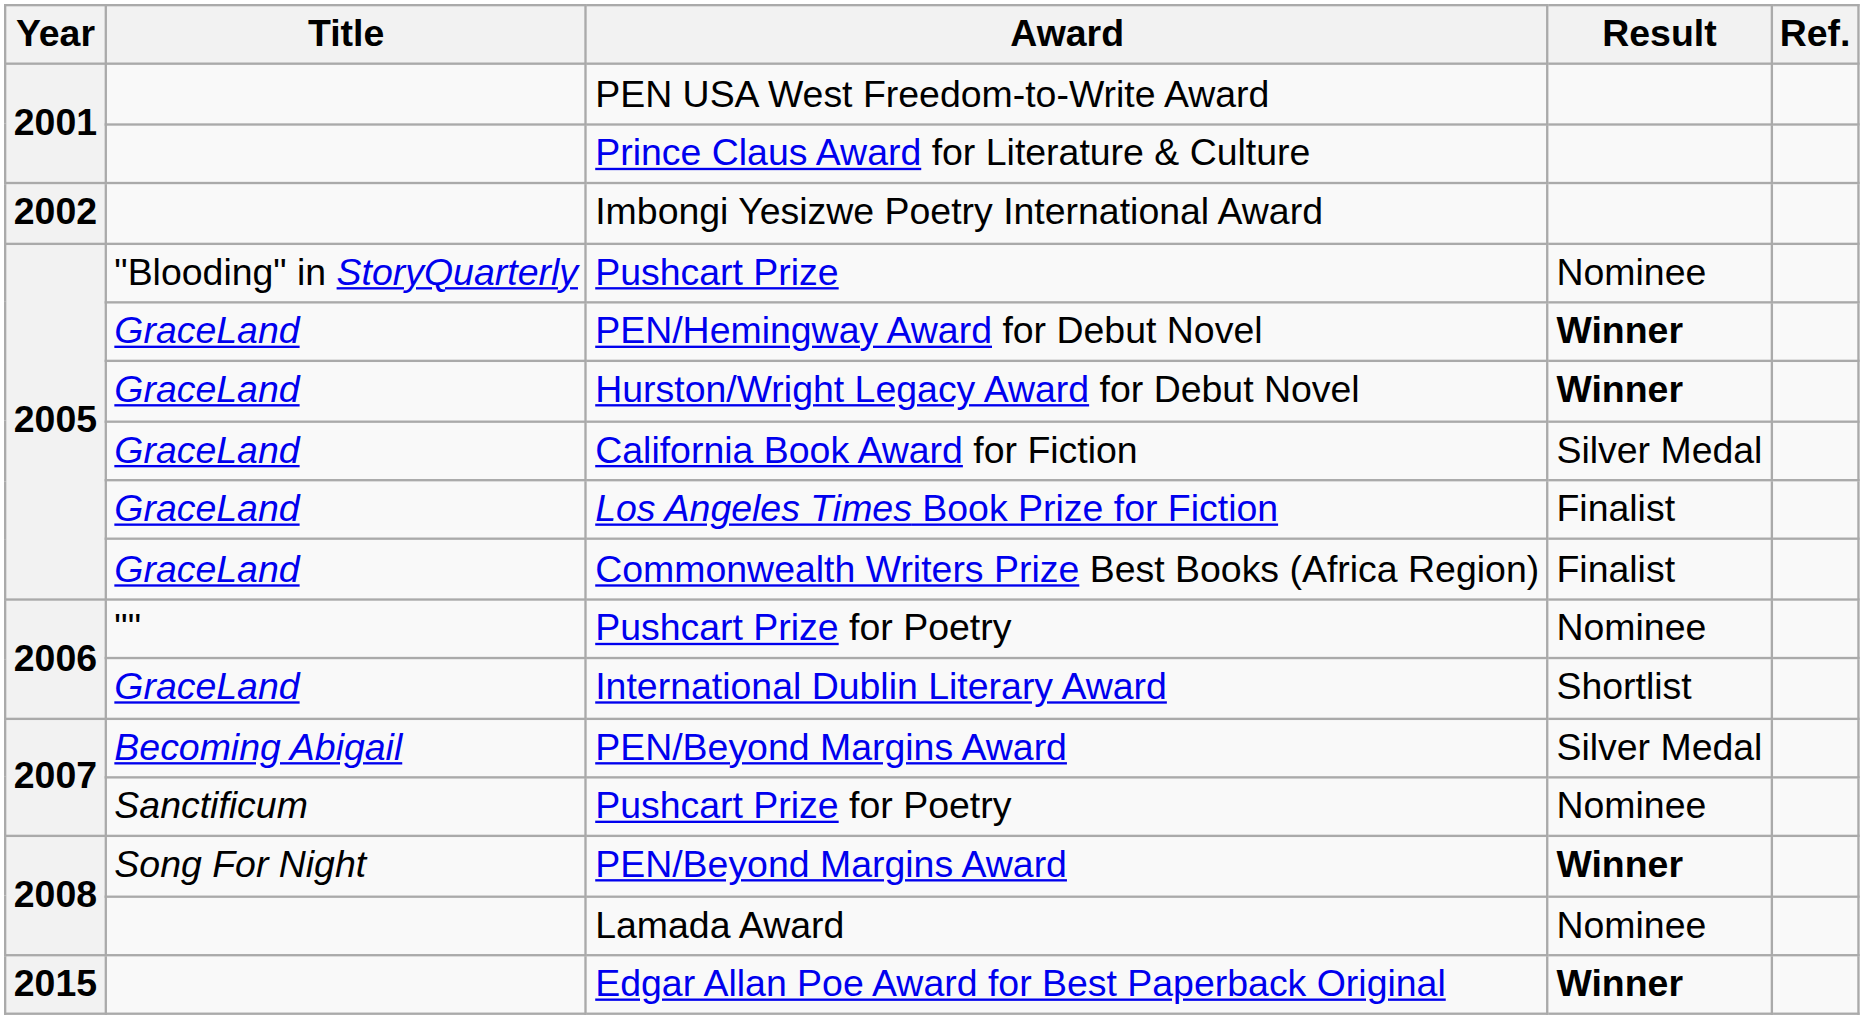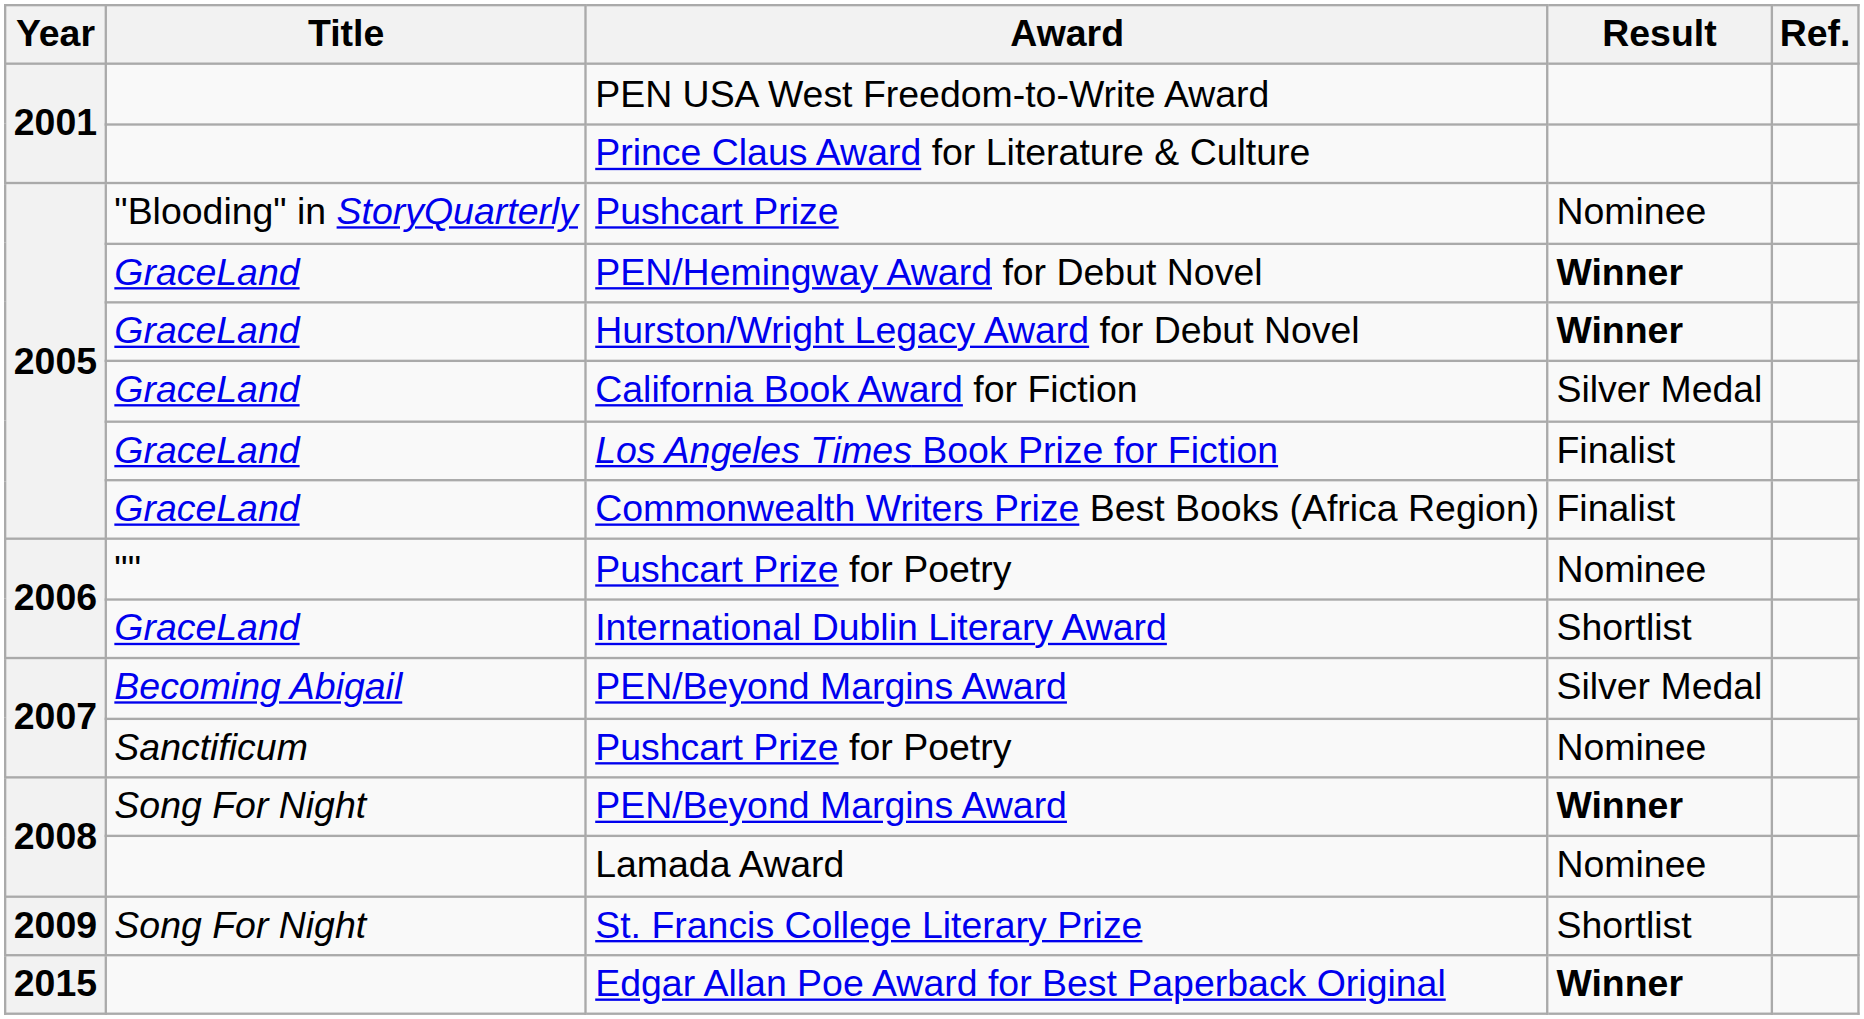- row: (55, 212)
+ row: (55, 924)
